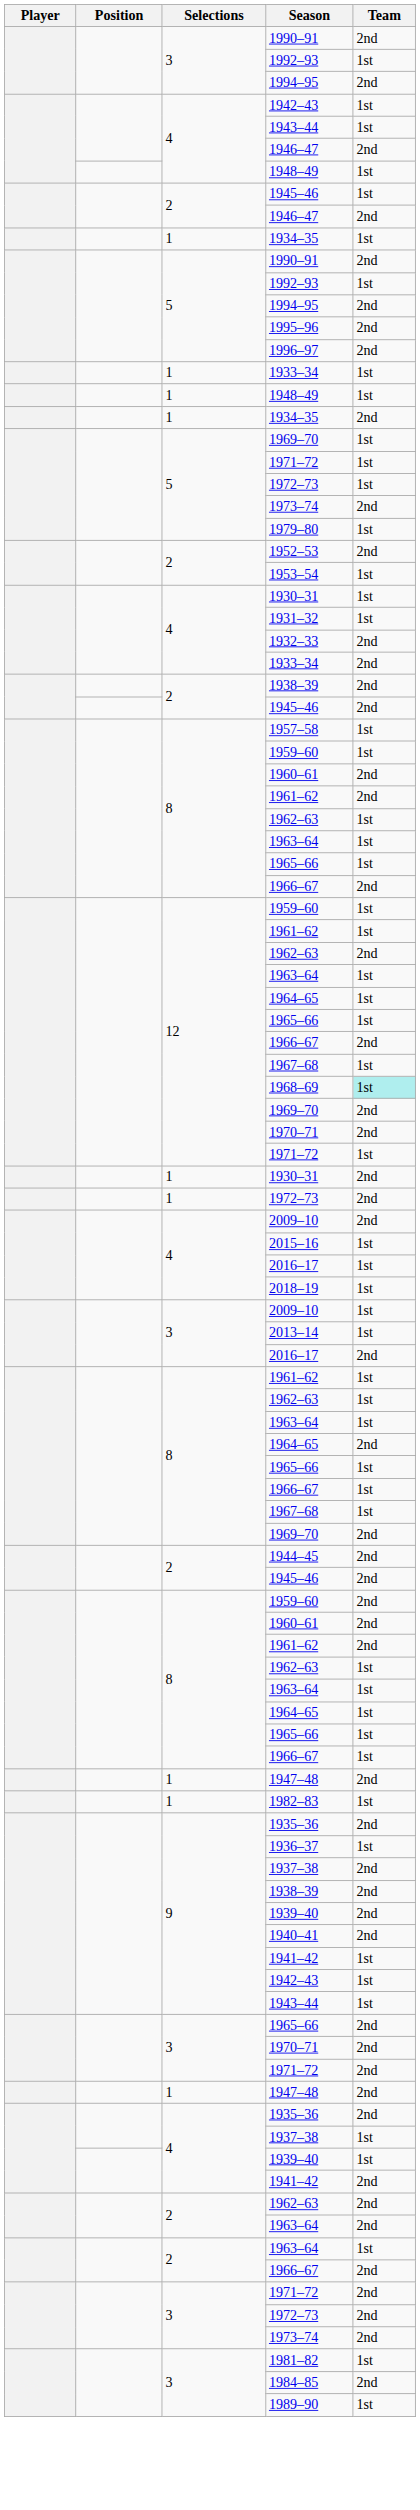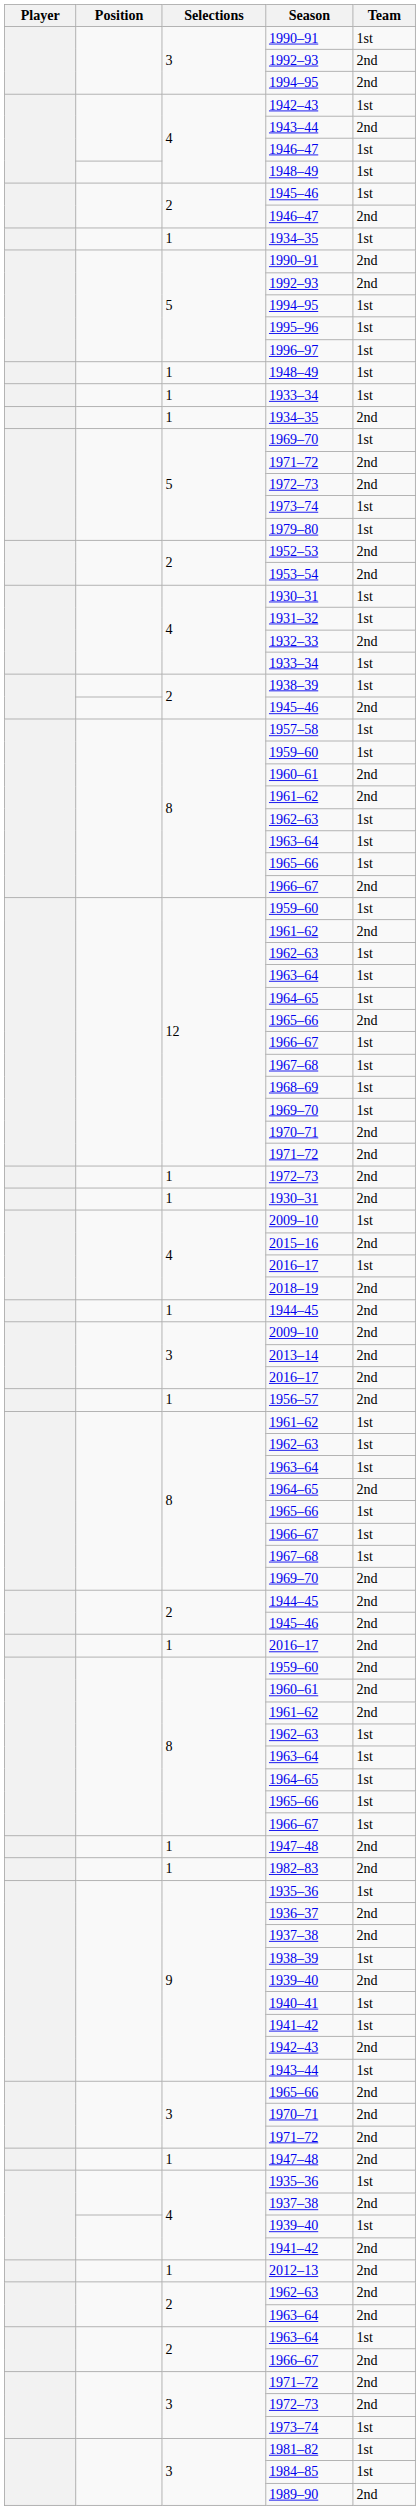(367, 37) 2nd -> (365, 37) 1st
(365, 60) 1st -> (367, 60) 2nd
(365, 127) 1st -> (367, 127) 2nd
(367, 149) 2nd -> (365, 149) 1st
(365, 283) 1st -> (367, 283) 2nd
(367, 305) 2nd -> (365, 305) 1st
(367, 328) 2nd -> (365, 328) 1st
(367, 350) 2nd -> (365, 350) 1st
rows swapped: (169, 372) <-> (169, 395)
(365, 462) 1st -> (367, 462) 2nd
(365, 484) 1st -> (367, 484) 2nd
(367, 506) 2nd -> (365, 506) 1st
(365, 573) 1st -> (367, 573) 2nd
(367, 663) 2nd -> (365, 663) 1st
(367, 685) 2nd -> (365, 685) 1st
(365, 931) 1st -> (367, 931) 2nd
(367, 953) 2nd -> (365, 953) 1st
(365, 1020) 1st -> (367, 1020) 2nd
(367, 1042) 2nd -> (365, 1042) 1st
(365, 1087) paleturquoise background -> (365, 1087) no background
(367, 1109) 2nd -> (365, 1109) 1st
(365, 1154) 1st -> (367, 1154) 2nd
rows swapped: (169, 1199) <-> (169, 1176)
(367, 1221) 2nd -> (365, 1221) 1st
(365, 1243) 1st -> (367, 1243) 2nd
(365, 1288) 1st -> (367, 1288) 2nd
+ row: (169, 1310)
(365, 1310) 1st -> (367, 1333) 2nd
(365, 1333) 1st -> (367, 1355) 2nd
+ row: (169, 1400)
+ row: (169, 1645)
(365, 1802) 1st -> (367, 1869) 2nd
(367, 1824) 2nd -> (365, 1891) 1st
(365, 1846) 1st -> (367, 1913) 2nd
(367, 1891) 2nd -> (365, 1958) 1st
(367, 1936) 2nd -> (365, 2003) 1st
(365, 1980) 1st -> (367, 2047) 2nd
(367, 2114) 2nd -> (365, 2181) 1st
(365, 2137) 1st -> (367, 2204) 2nd
+ row: (169, 2270)
(367, 2337) 2nd -> (365, 2427) 1st
(367, 2382) 2nd -> (365, 2471) 1st
(365, 2404) 1st -> (367, 2494) 2nd
